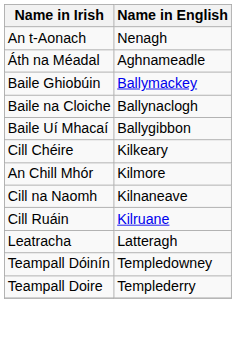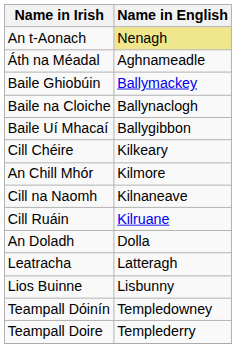(142, 38) no background -> (142, 38) khaki background
+ row: (41, 241)
+ row: (45, 286)
